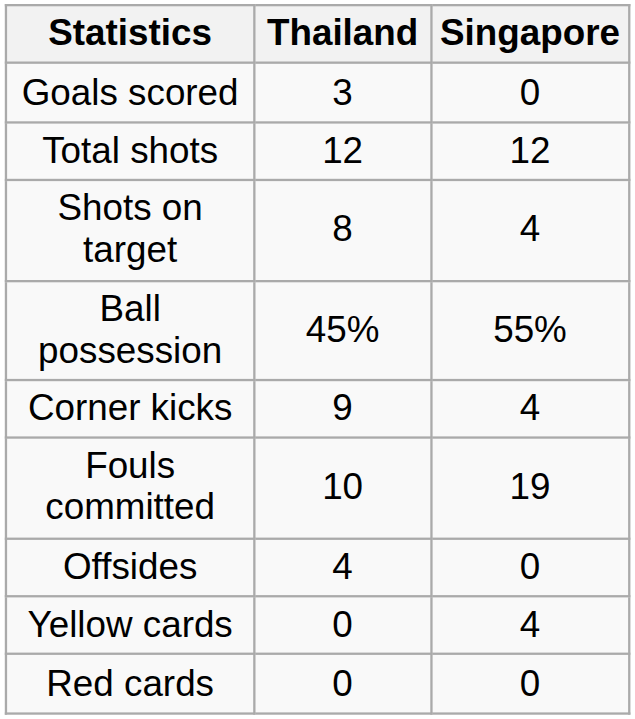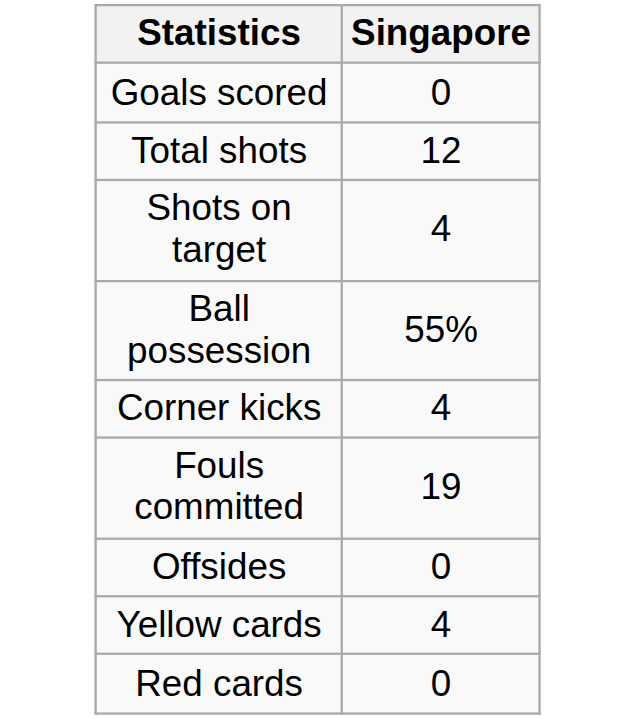- column: (343, 33)
